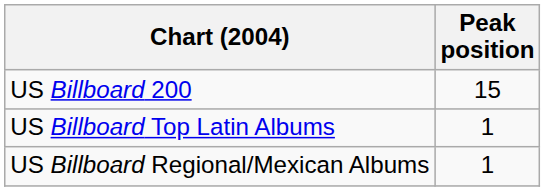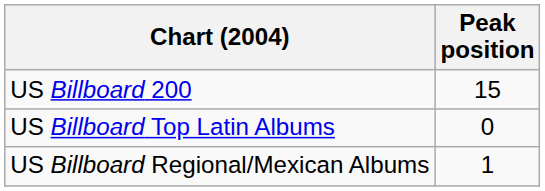(487, 127) 1 -> (487, 127) 0
